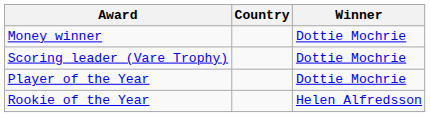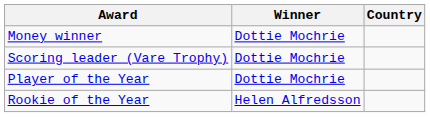columns swapped: (359, 15) <-> (262, 15)
